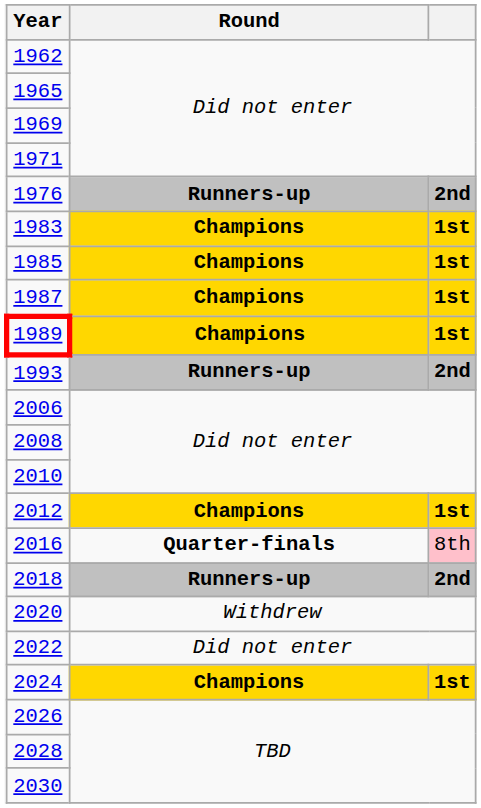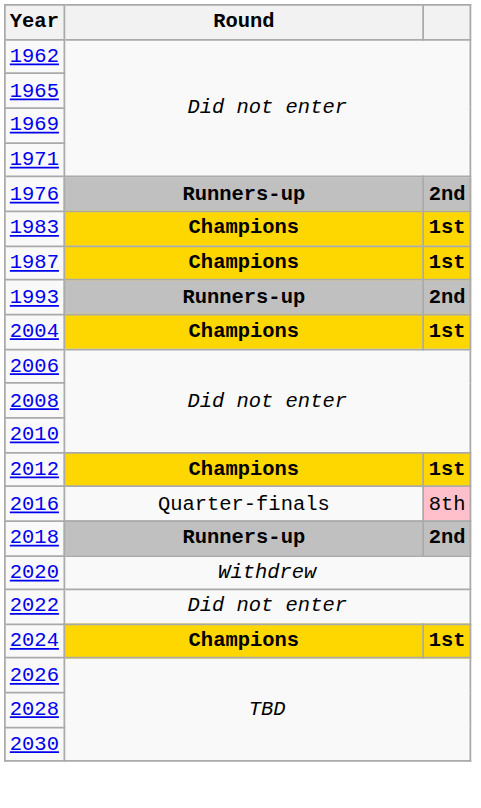- row: (38, 263)
- row: (38, 335)
+ row: (34, 331)
(249, 545) bold -> (244, 503) normal
